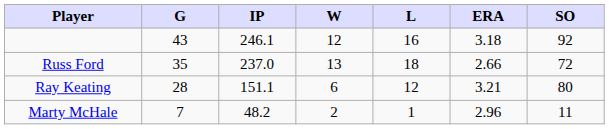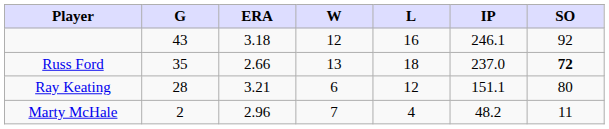columns swapped: (257, 16) <-> (488, 16)
(565, 64) normal -> (565, 64) bold
(180, 111) 7 -> (180, 111) 2
(334, 111) 2 -> (334, 111) 7
(411, 111) 1 -> (411, 111) 4
